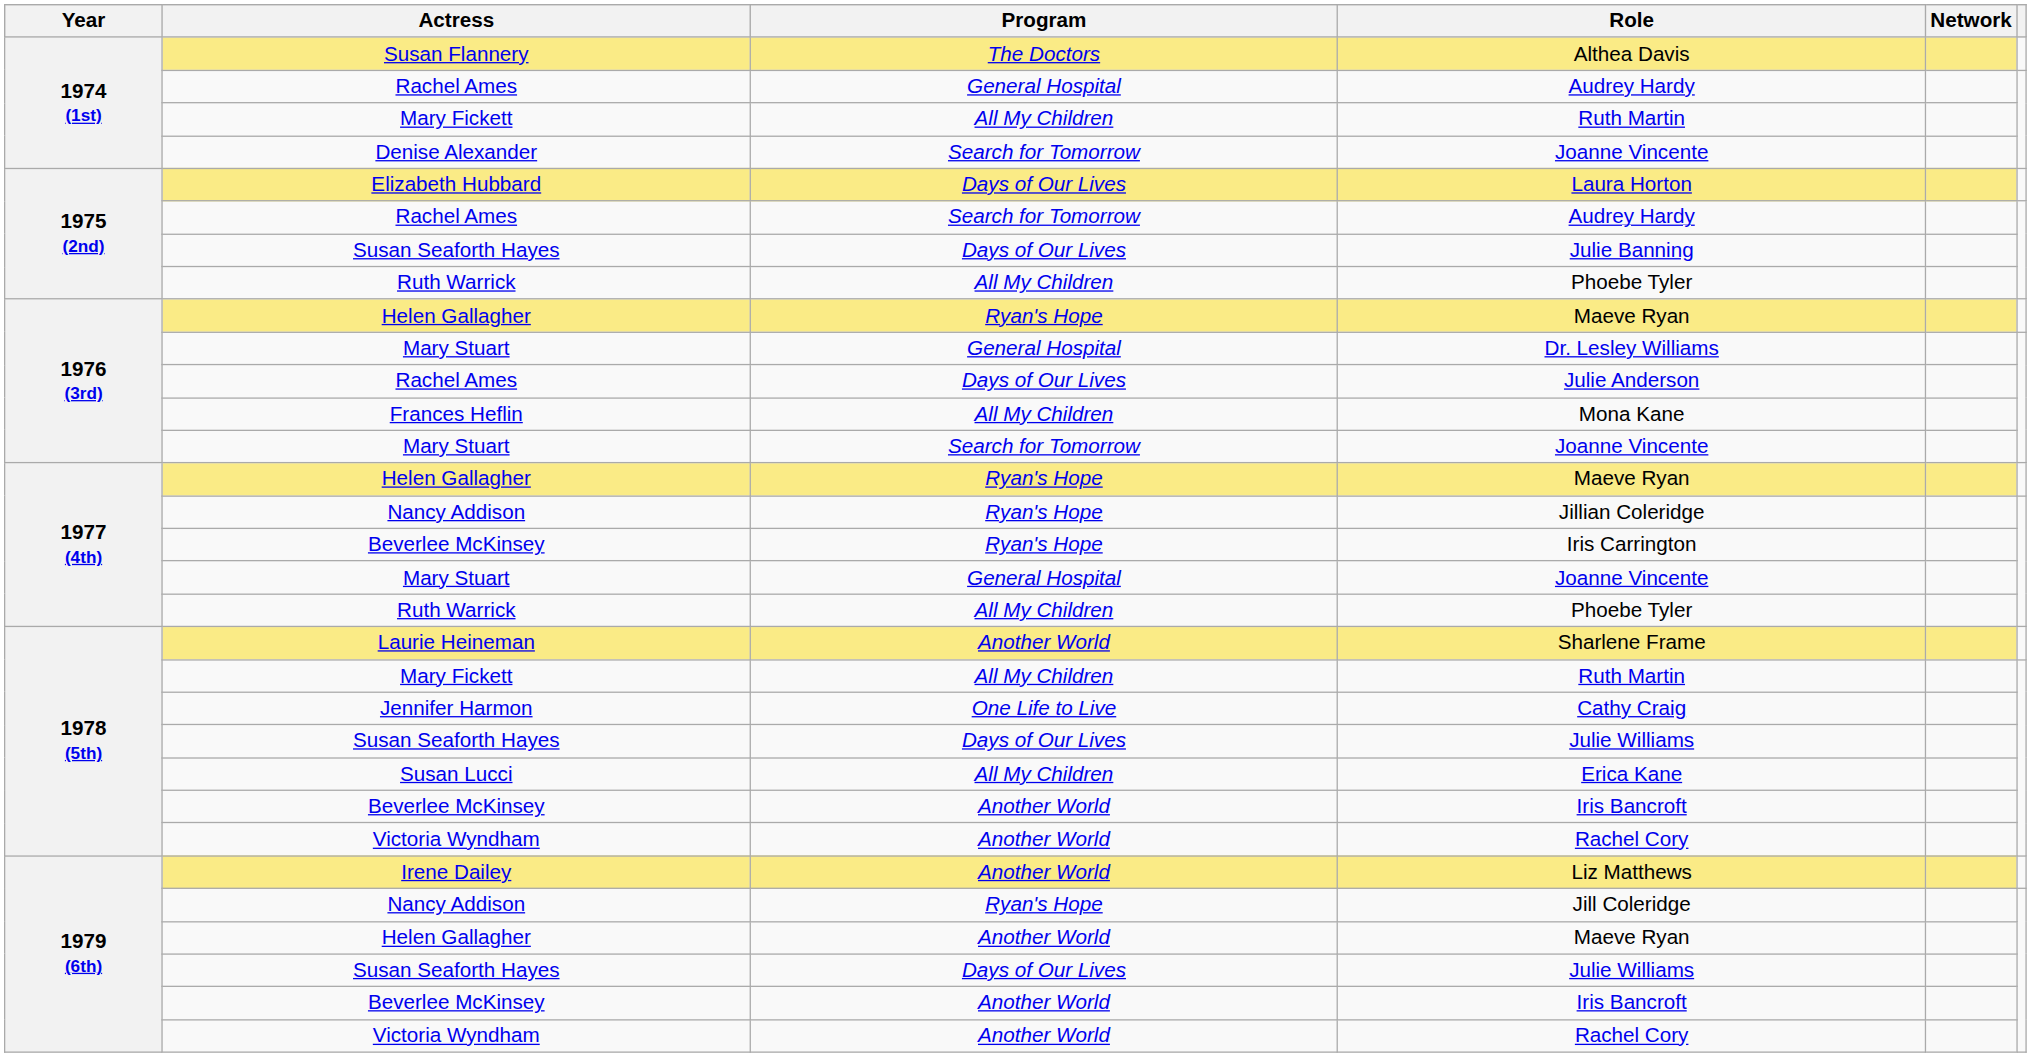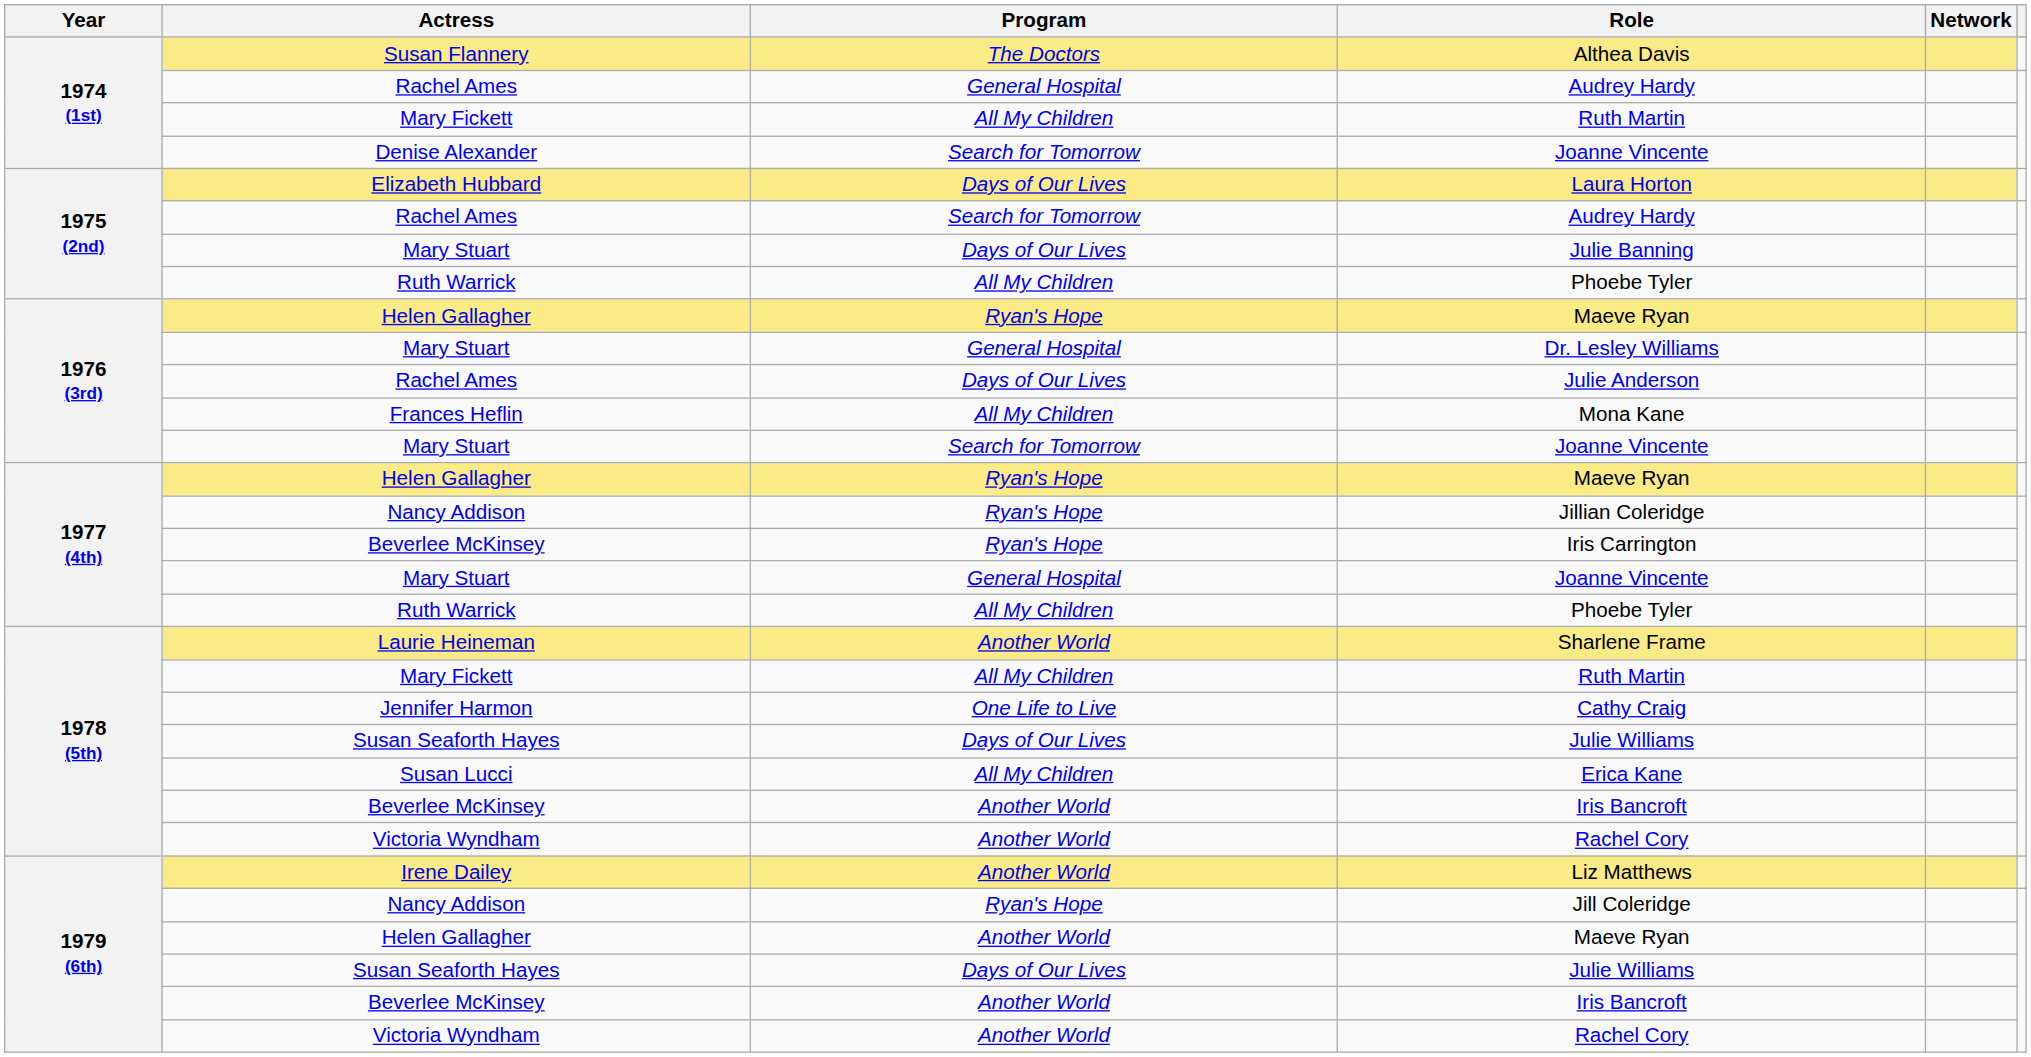(456, 250) Susan Seaforth Hayes -> (456, 250) Mary Stuart
